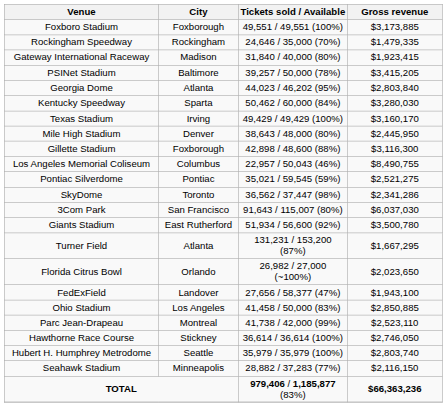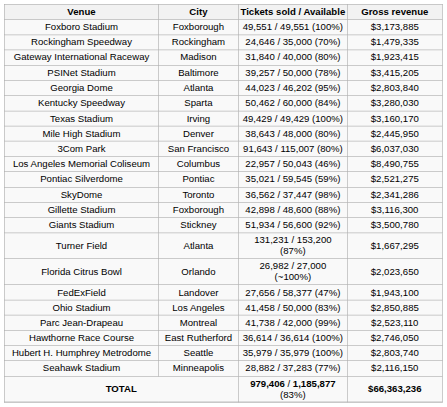rows swapped: (82, 210) <-> (82, 149)
(198, 225) East Rutherford -> (198, 225) Stickney
(198, 338) Stickney -> (198, 338) East Rutherford
